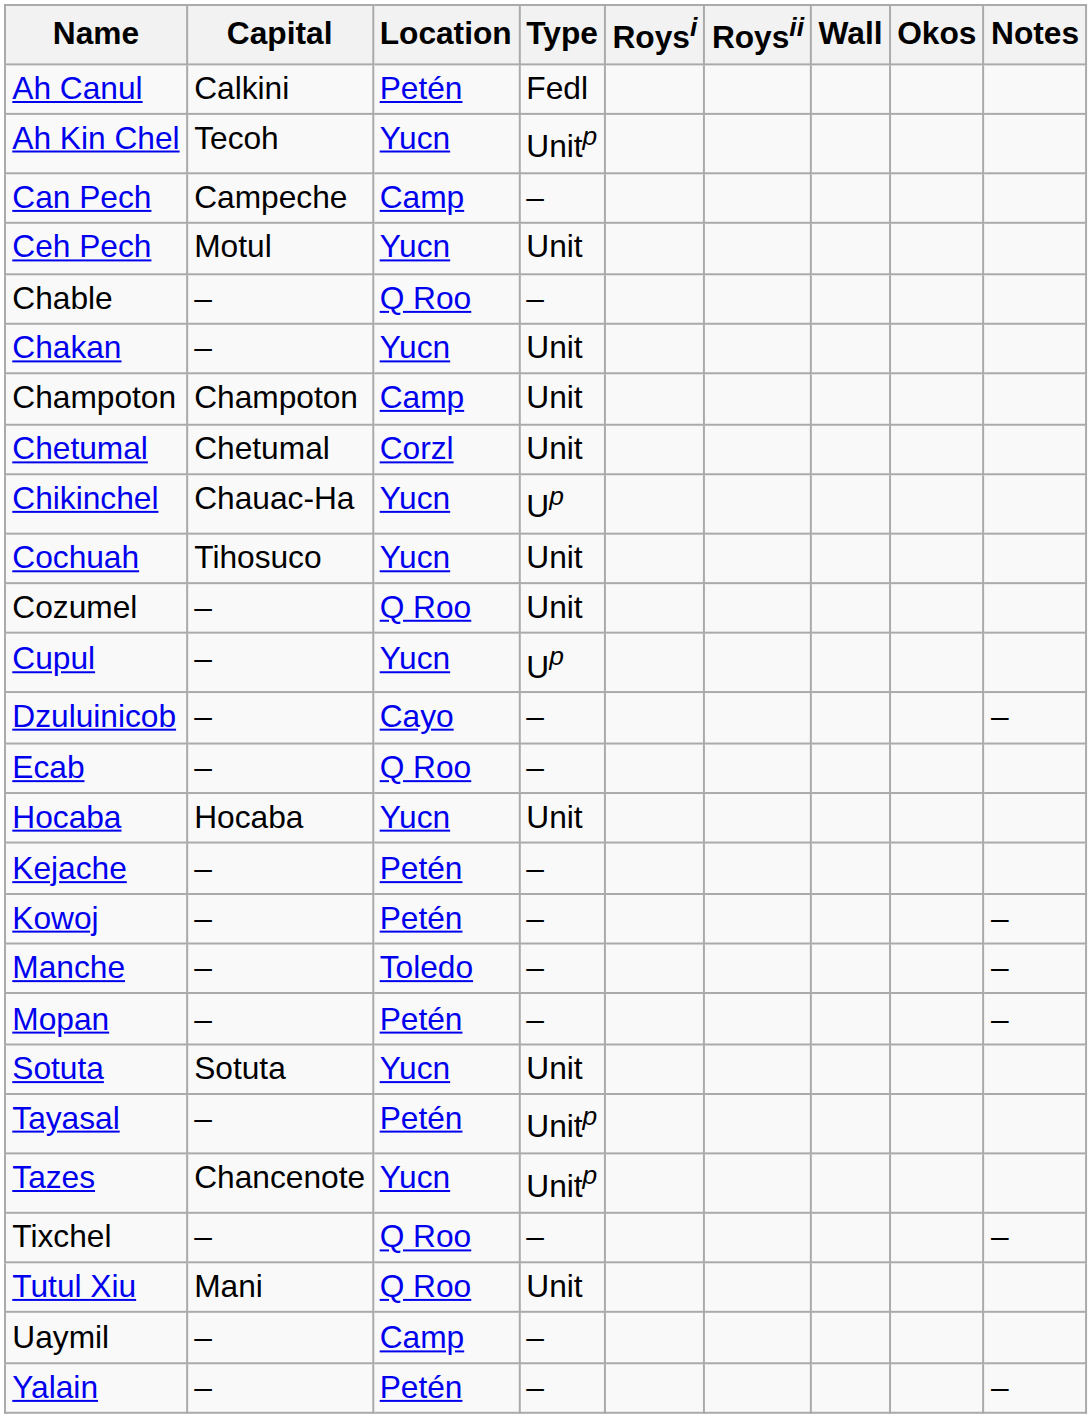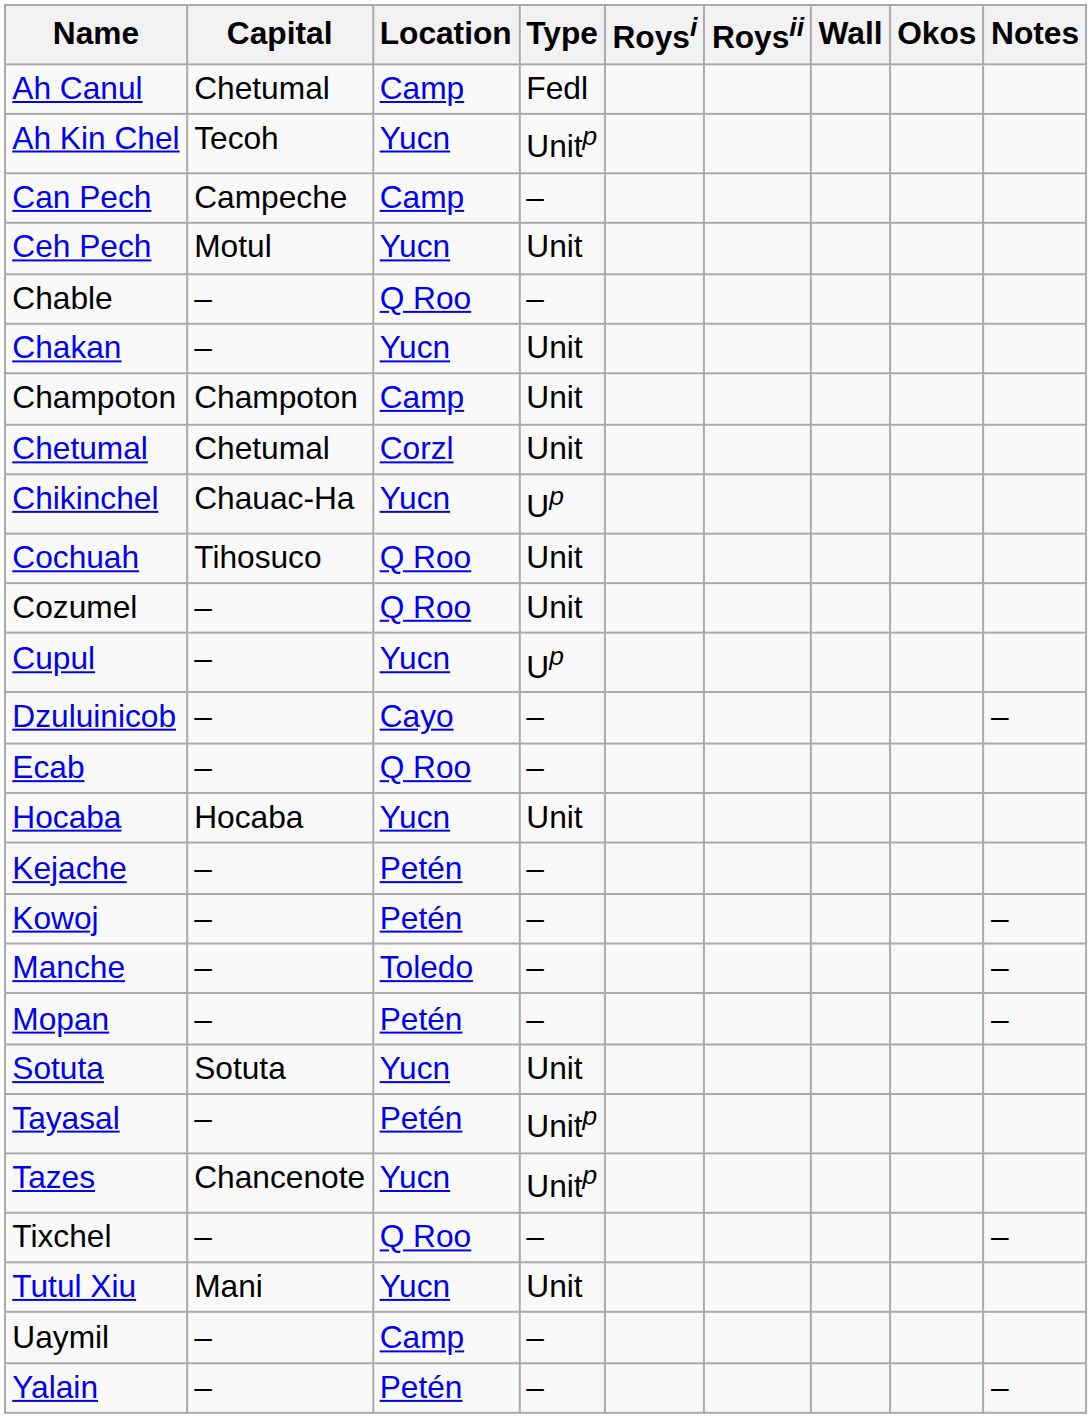(242, 88) Calkini -> (262, 88) Chetumal
(421, 88) Petén -> (422, 88) Camp
(415, 557) Yucn -> (425, 557) Q Roo
(425, 1286) Q Roo -> (415, 1286) Yucn
